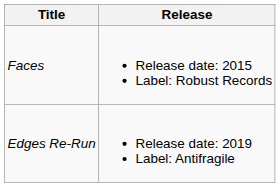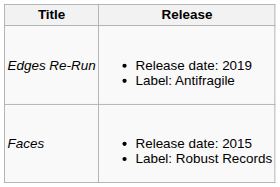rows swapped: (26, 65) <-> (52, 143)
